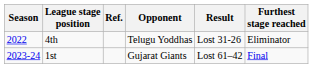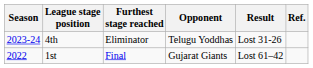columns swapped: (276, 18) <-> (114, 18)
(17, 39) 2022 -> (23, 39) 2023-24
(23, 55) 2023-24 -> (17, 55) 2022
